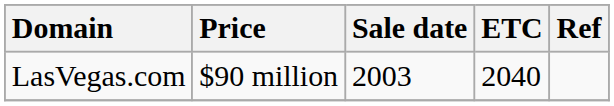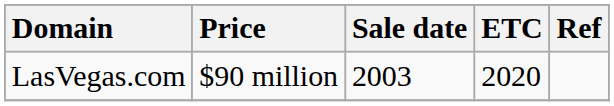(511, 75) 2040 -> (511, 75) 2020
